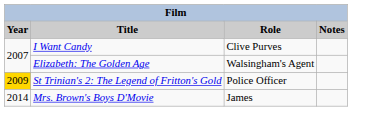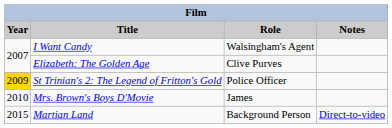(254, 47) Clive Purves -> (270, 47) Walsingham's Agent
(270, 64) Walsingham's Agent -> (254, 64) Clive Purves
(18, 98) 2014 -> (18, 98) 2010
+ row: (63, 115)
